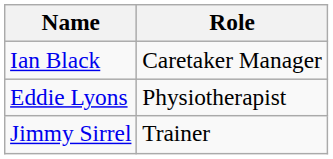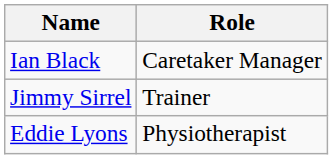rows swapped: (71, 134) <-> (69, 97)
